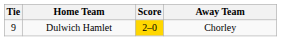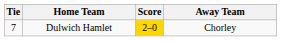(13, 28) 9 -> (13, 28) 7
